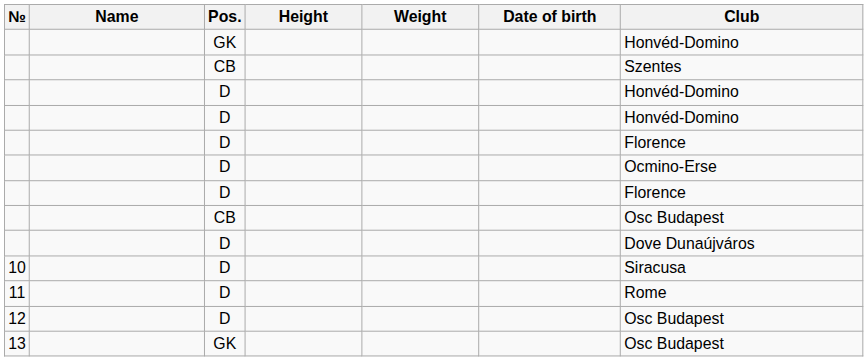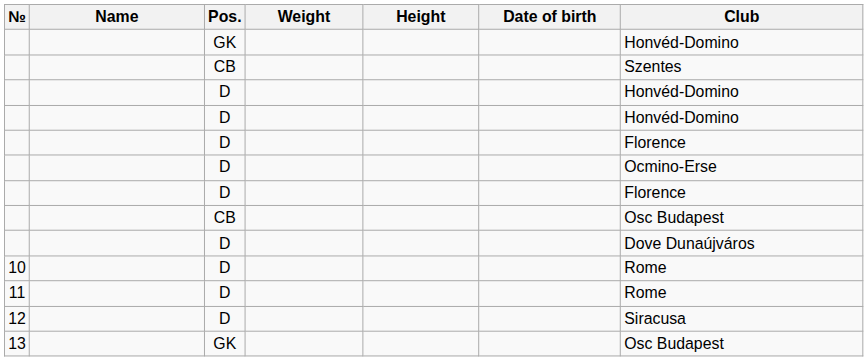columns swapped: (303, 17) <-> (420, 17)
(655, 268) Siracusa -> (645, 268) Rome
(674, 318) Osc Budapest -> (655, 318) Siracusa
